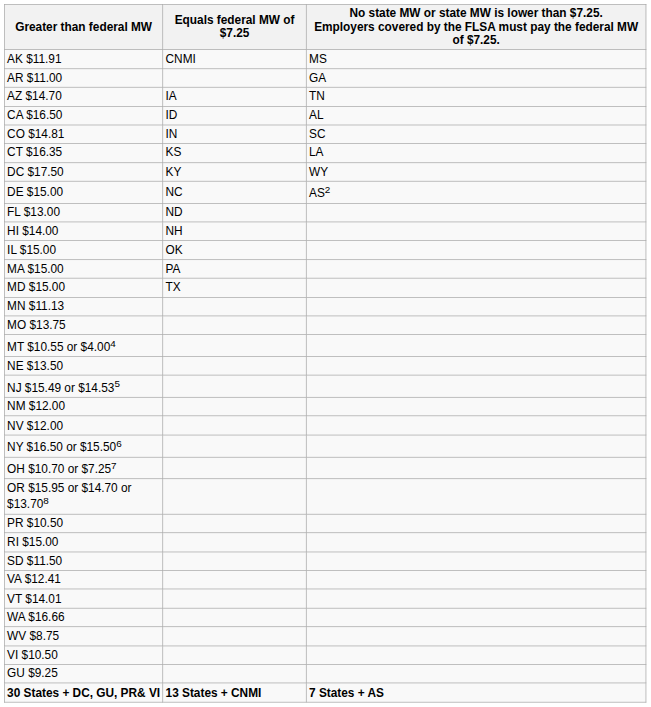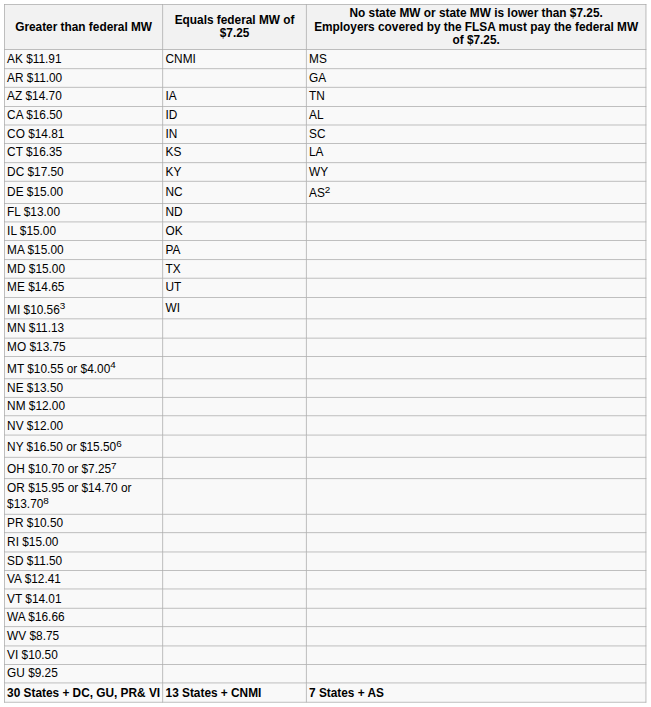- row: (33, 231)
+ row: (36, 287)
+ row: (36, 308)
- row: (63, 386)
